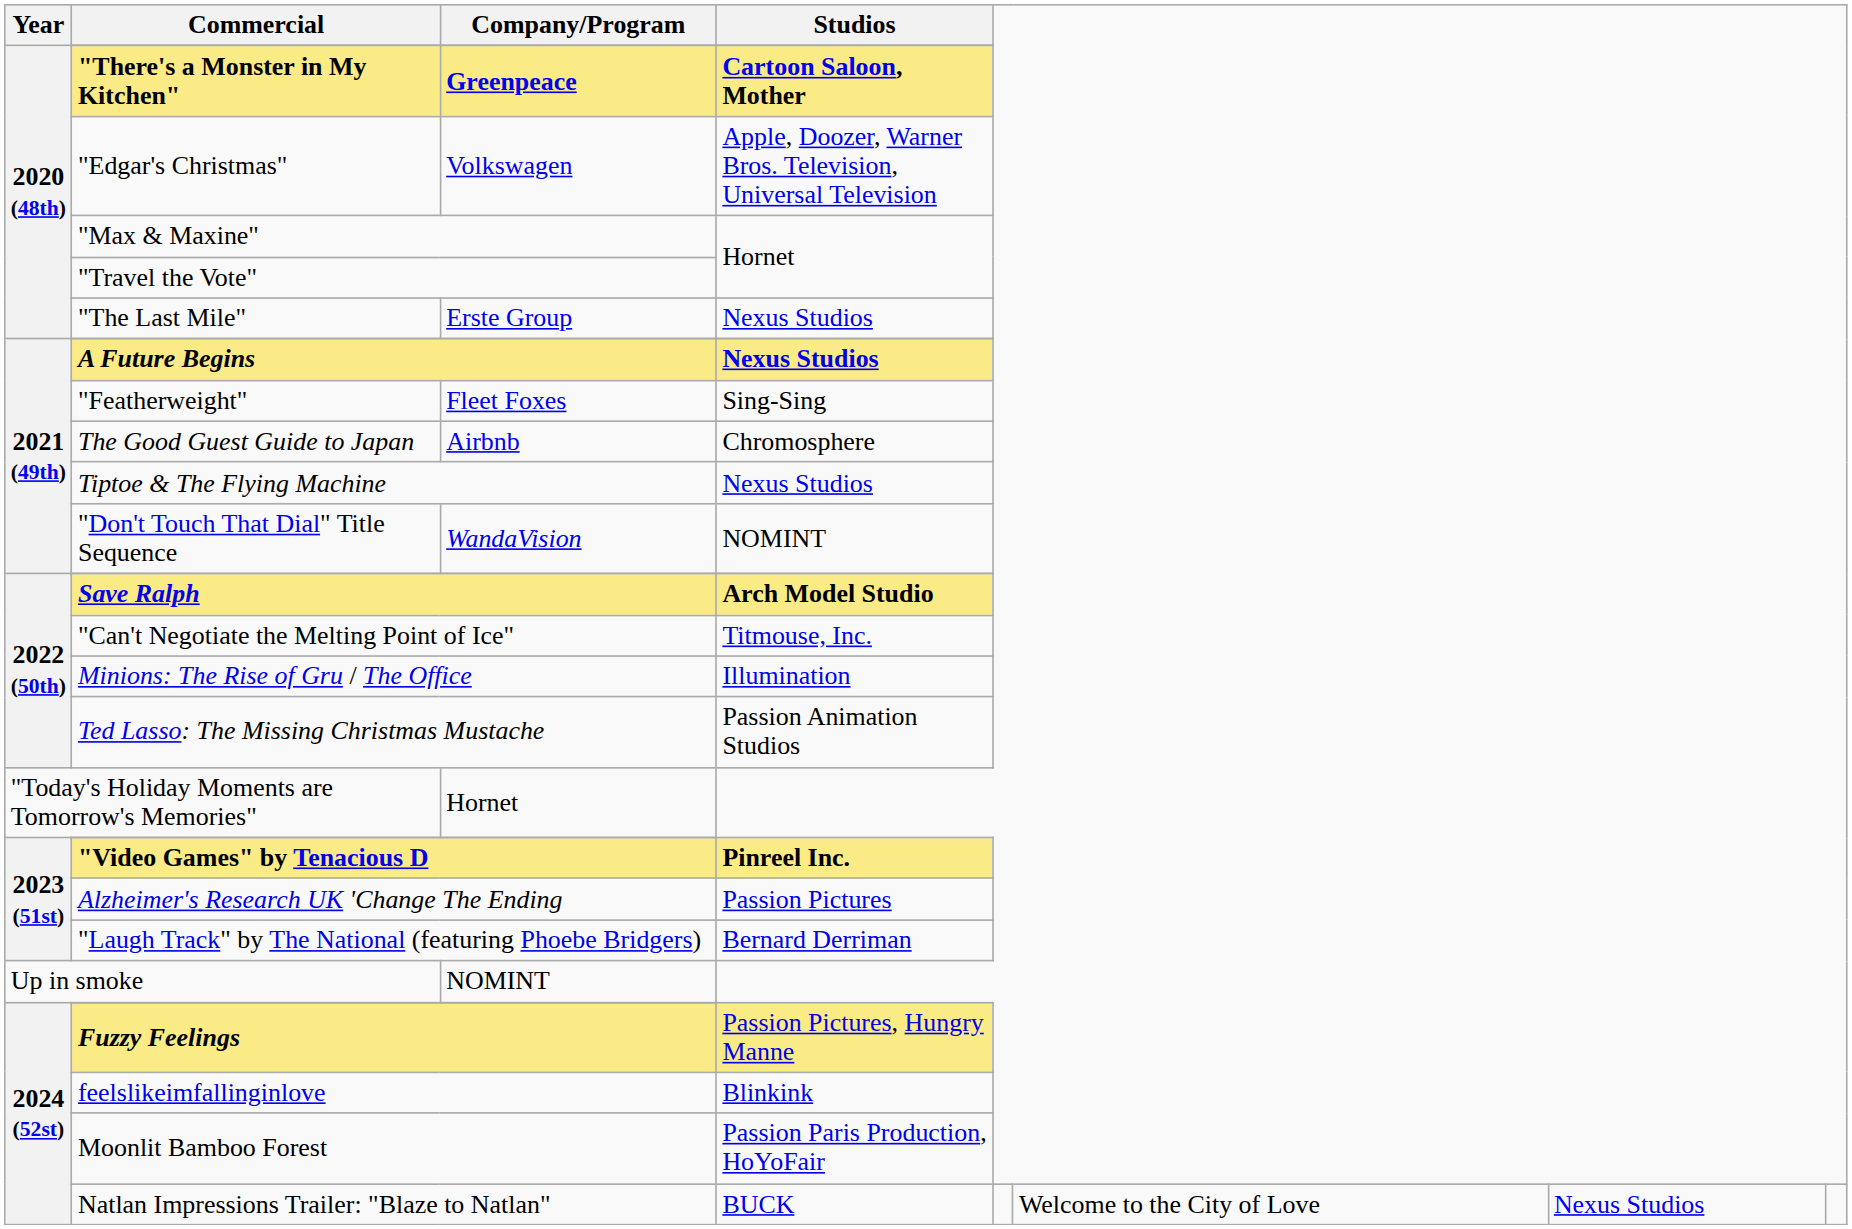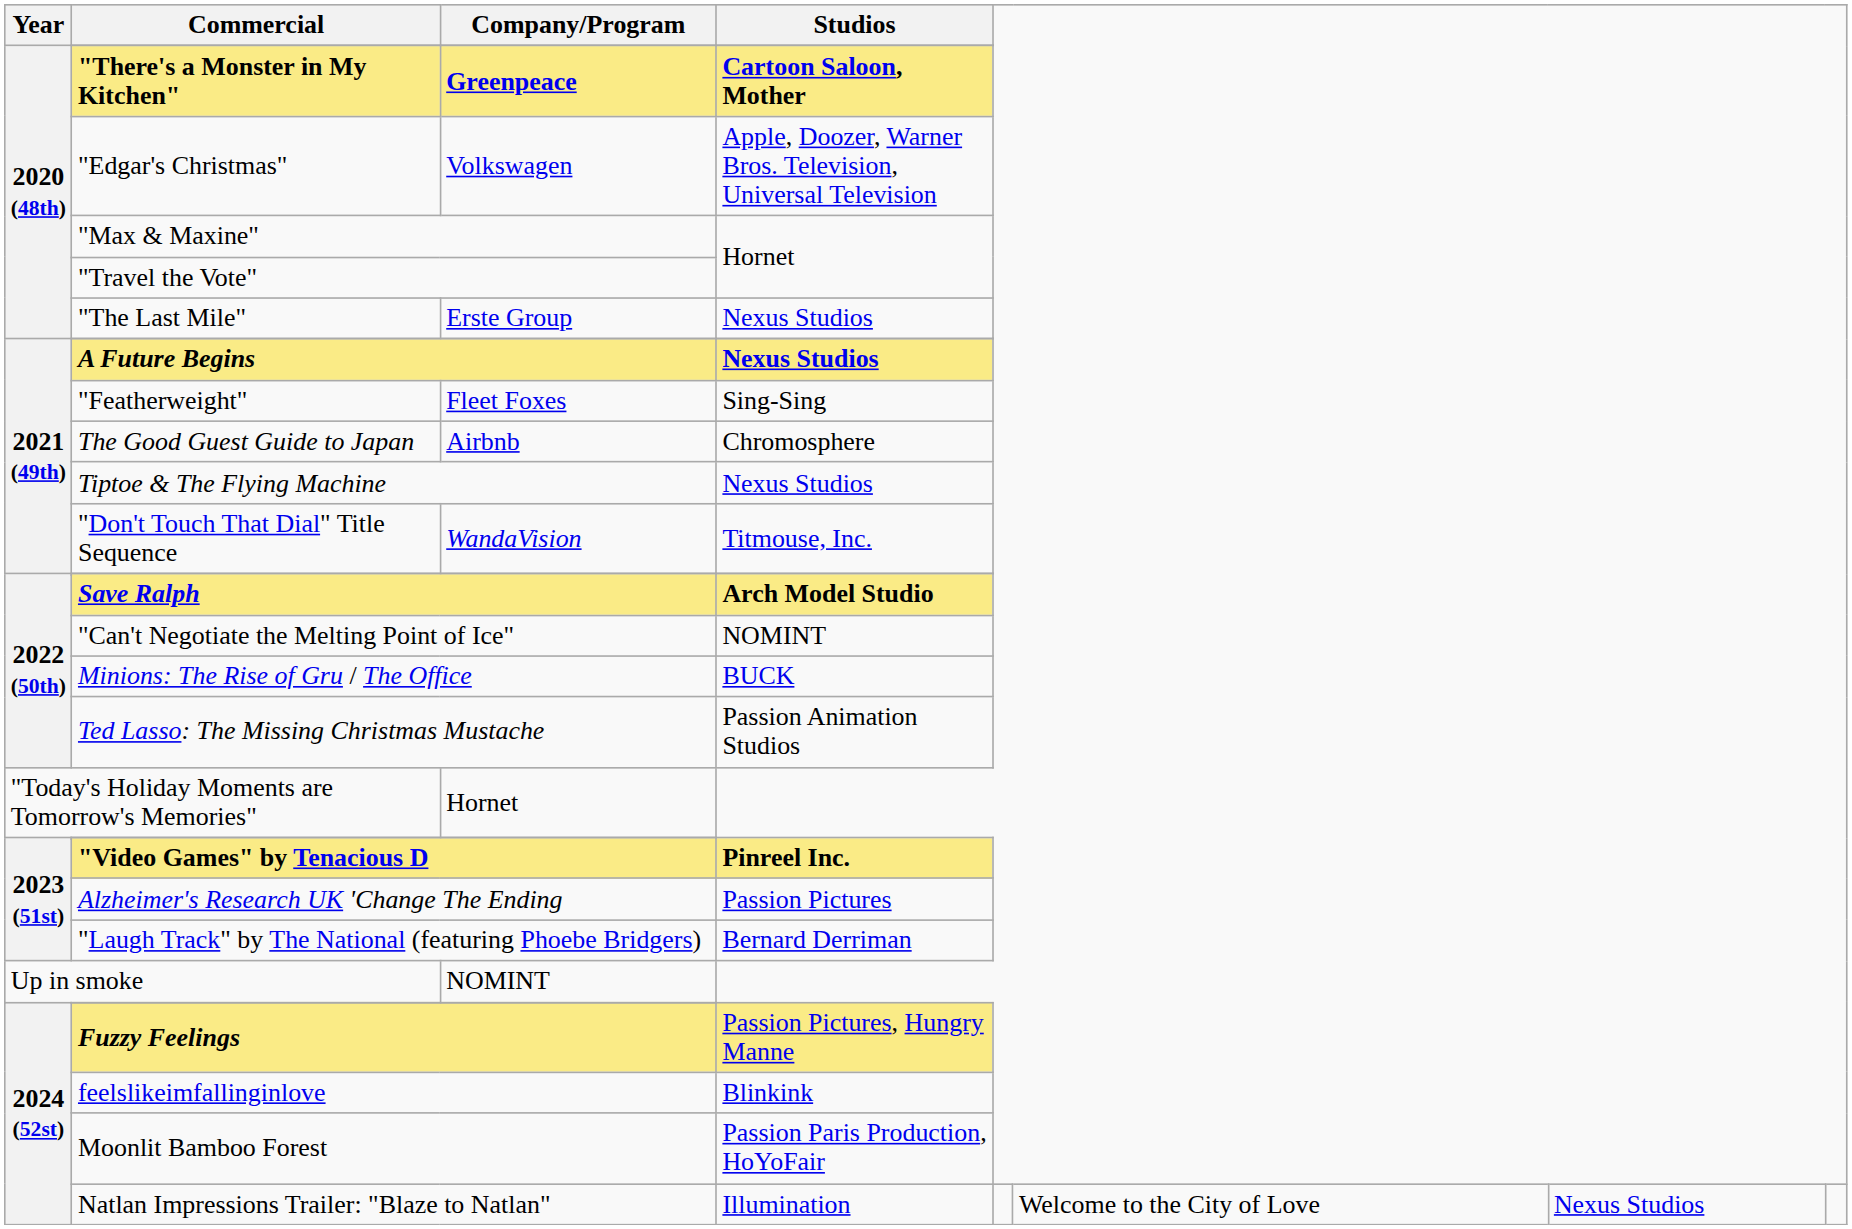(774, 538) NOMINT -> (797, 538) Titmouse, Inc.
(797, 634) Titmouse, Inc. -> (774, 634) NOMINT
(786, 676) Illumination -> (758, 676) BUCK
(758, 1203) BUCK -> (786, 1203) Illumination
